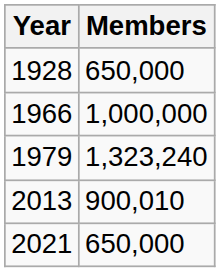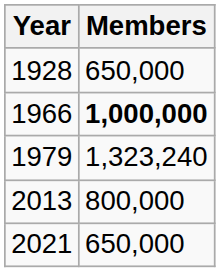(146, 113) normal -> (146, 113) bold
(135, 200) 900,010 -> (135, 200) 800,000
